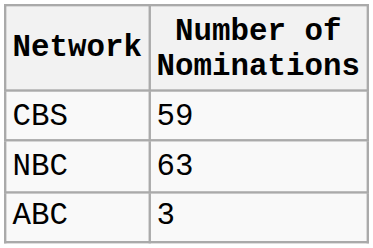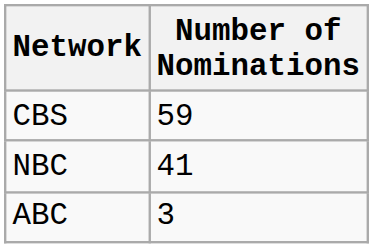(175, 166) 63 -> (175, 166) 41
